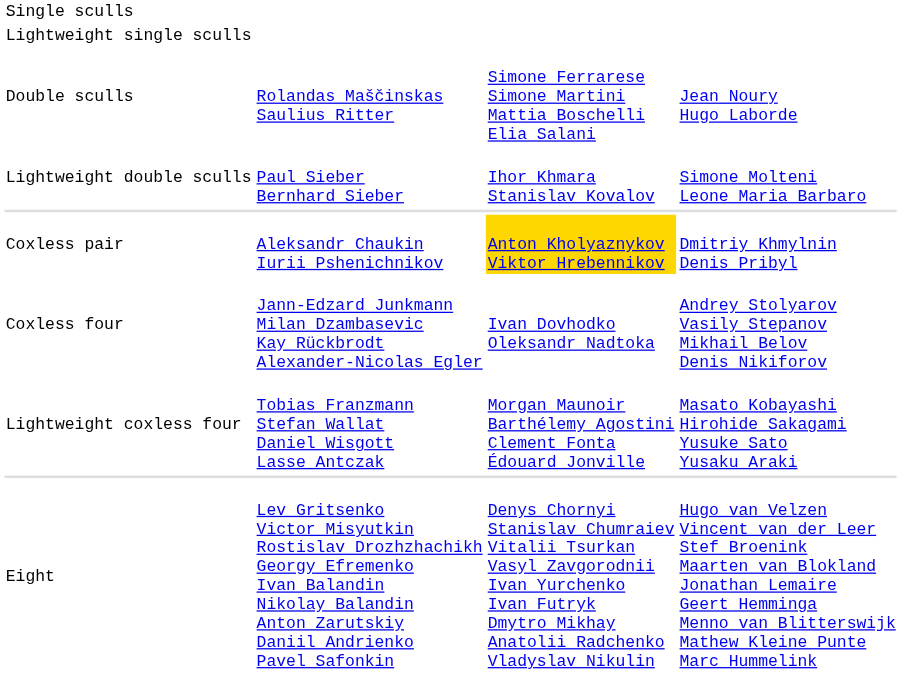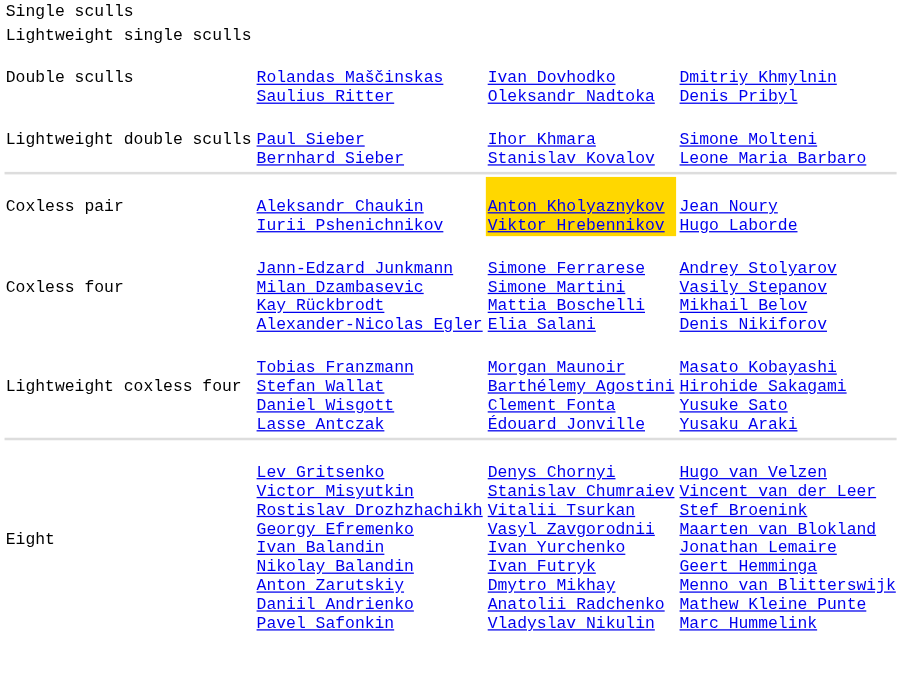(566, 106) Simone Ferrarese Simone Martini Mattia Boschelli Elia Salani -> (571, 87) Ivan Dovhodko Oleksandr Nadtoka
(739, 106) Jean Noury Hugo Laborde -> (758, 87) Dmitriy Khmylnin Denis Pribyl
(758, 254) Dmitriy Khmylnin Denis Pribyl -> (739, 216) Jean Noury Hugo Laborde
(571, 334) Ivan Dovhodko Oleksandr Nadtoka -> (566, 297) Simone Ferrarese Simone Martini Mattia Boschelli Elia Salani
